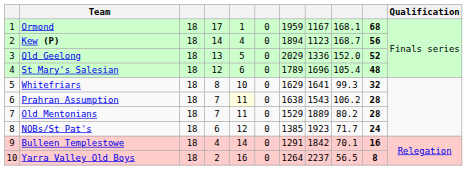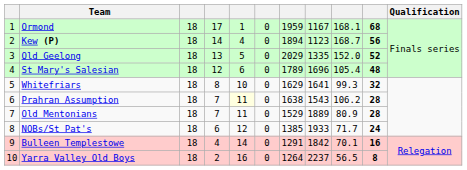(318, 56) 1336 -> (318, 56) 1335
(347, 114) 80.2 -> (347, 114) 80.9
(318, 129) 1923 -> (318, 129) 1933
